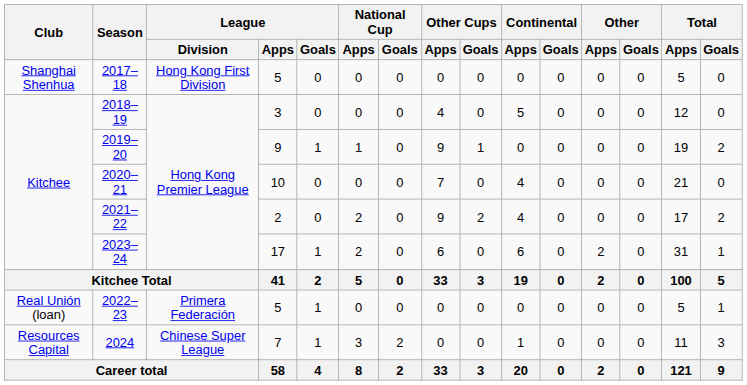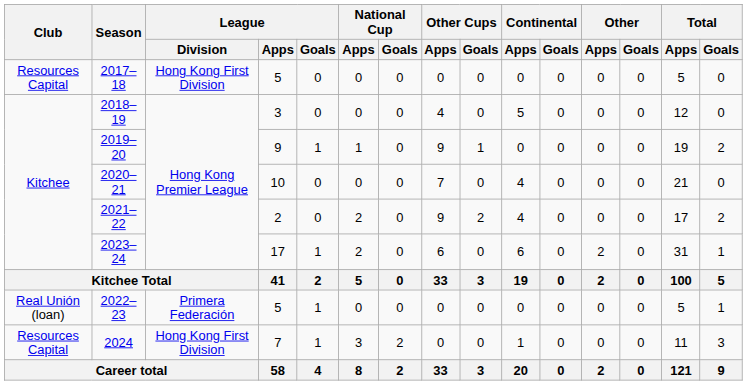(49, 77) Shanghai Shenhua -> (48, 77) Resources Capital
(203, 342) Chinese Super League -> (202, 342) Hong Kong First Division
